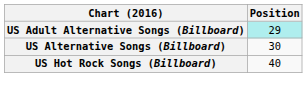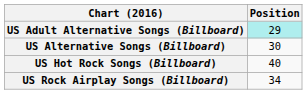+ row: (126, 81)
